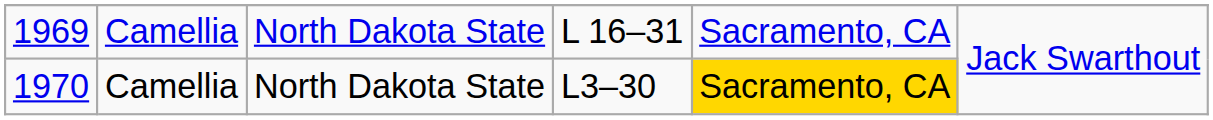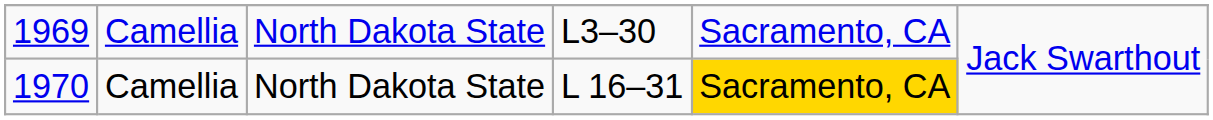(622, 31) L 16–31 -> (609, 31) L3–30
(609, 85) L3–30 -> (622, 85) L 16–31
